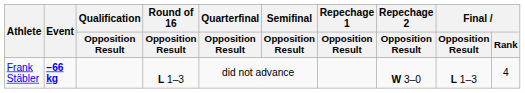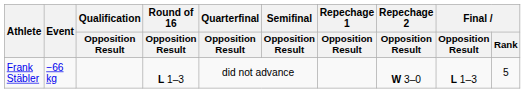(55, 73) bold -> (55, 73) normal
(506, 73) 4 -> (506, 73) 5
